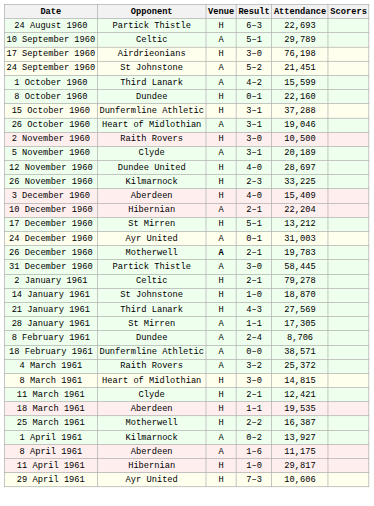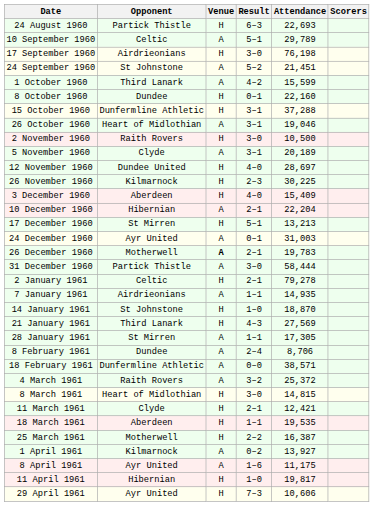(300, 182) 33,225 -> (300, 182) 30,225
(300, 224) 13,212 -> (300, 224) 13,213
(300, 267) 58,445 -> (300, 267) 58,444
+ row: (51, 295)
(152, 451) Aberdeen -> (152, 466) Ayr United
(300, 466) 29,817 -> (300, 480) 19,817
